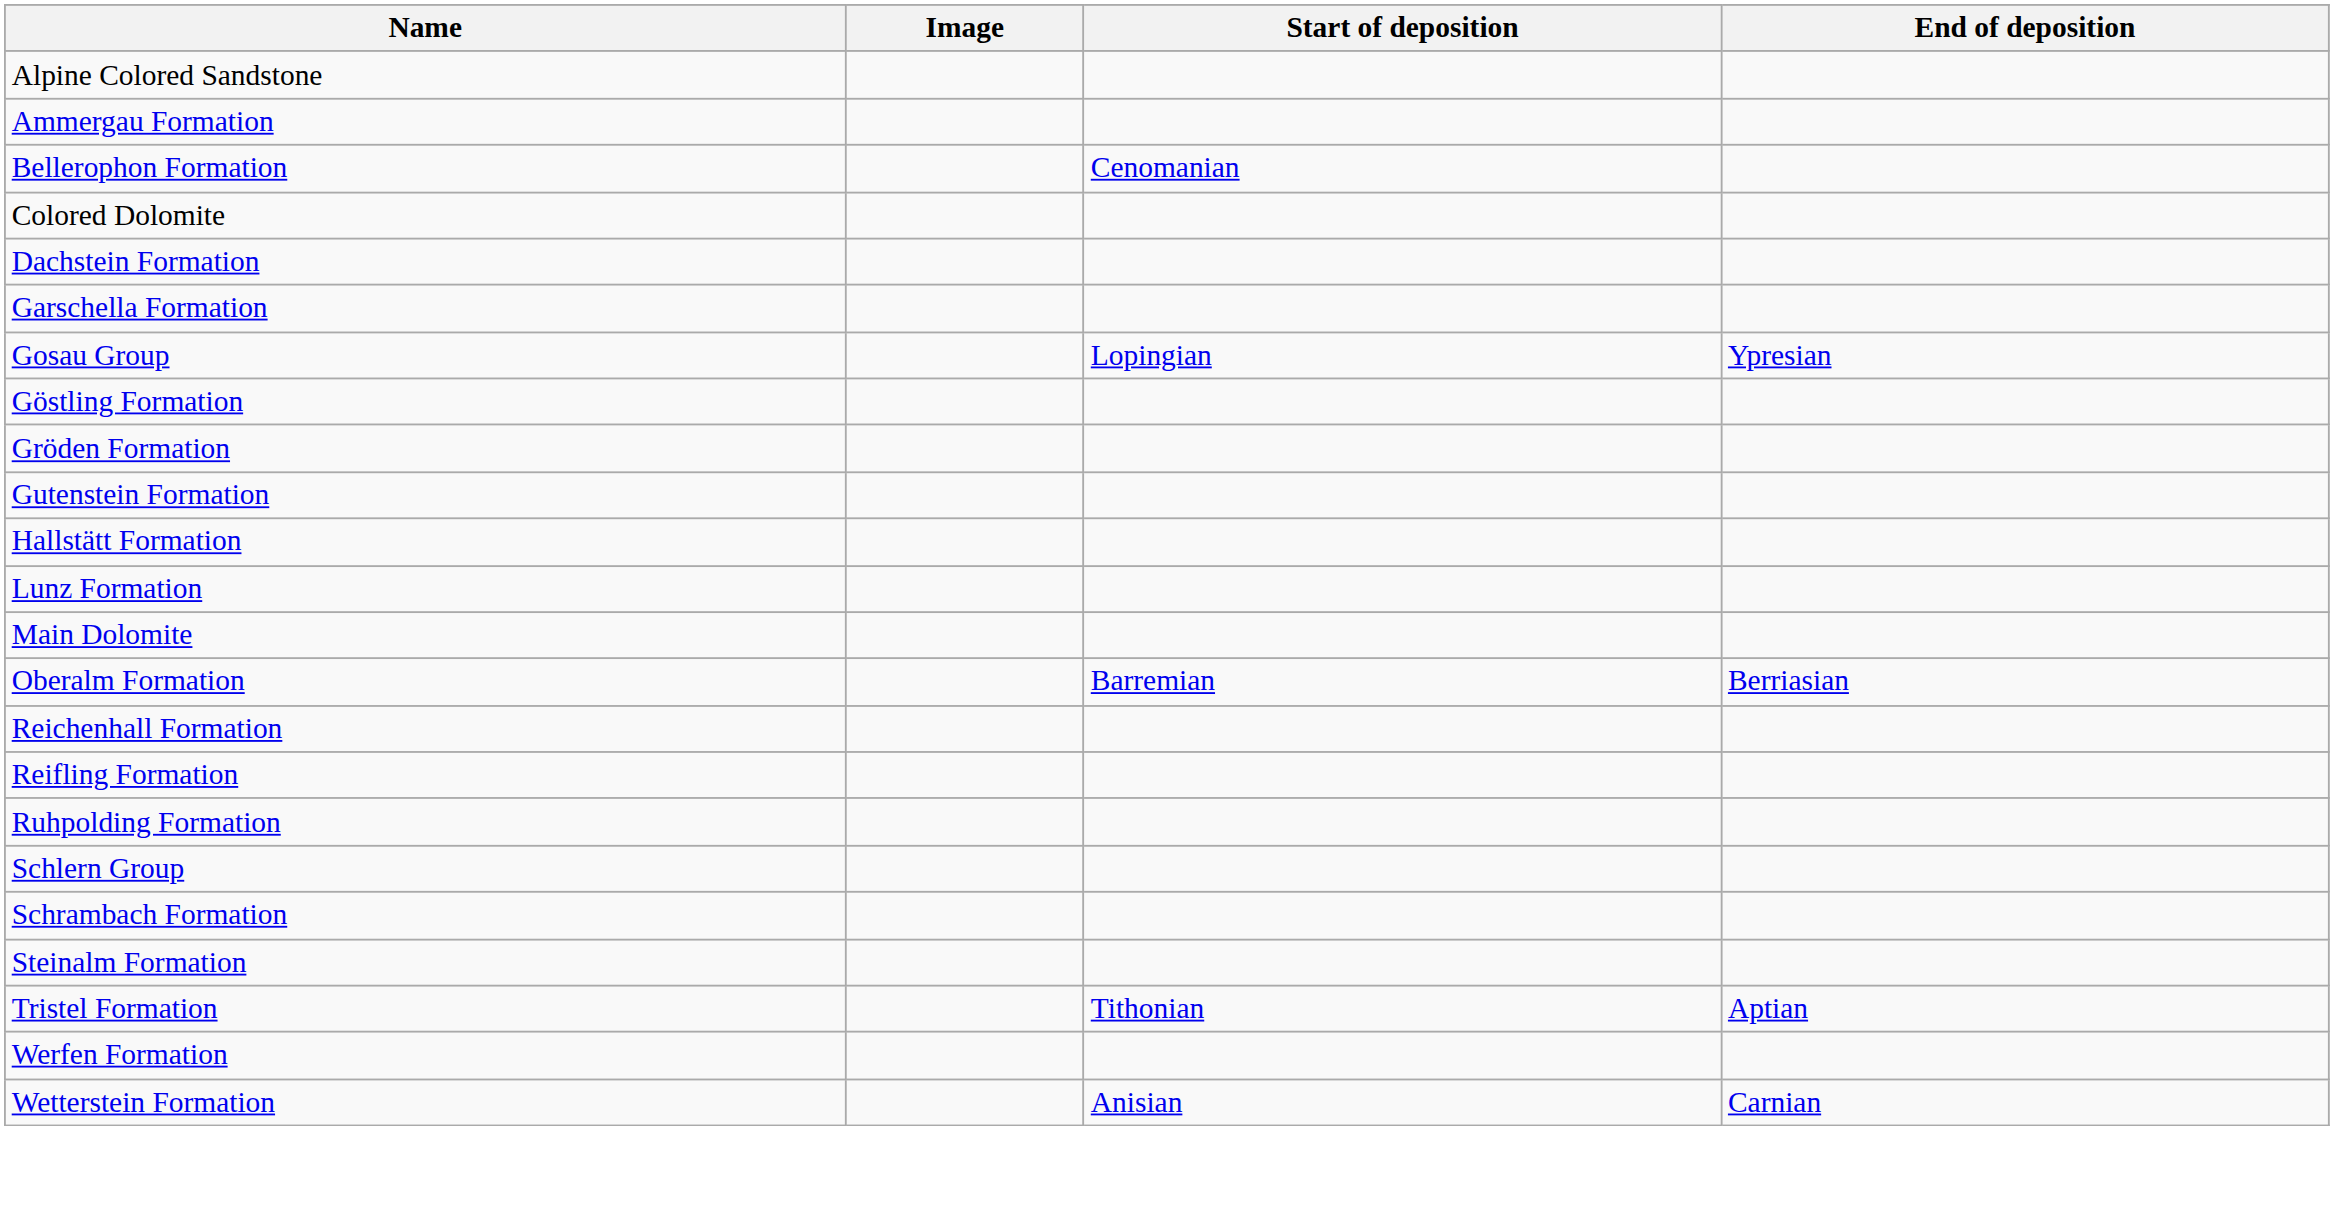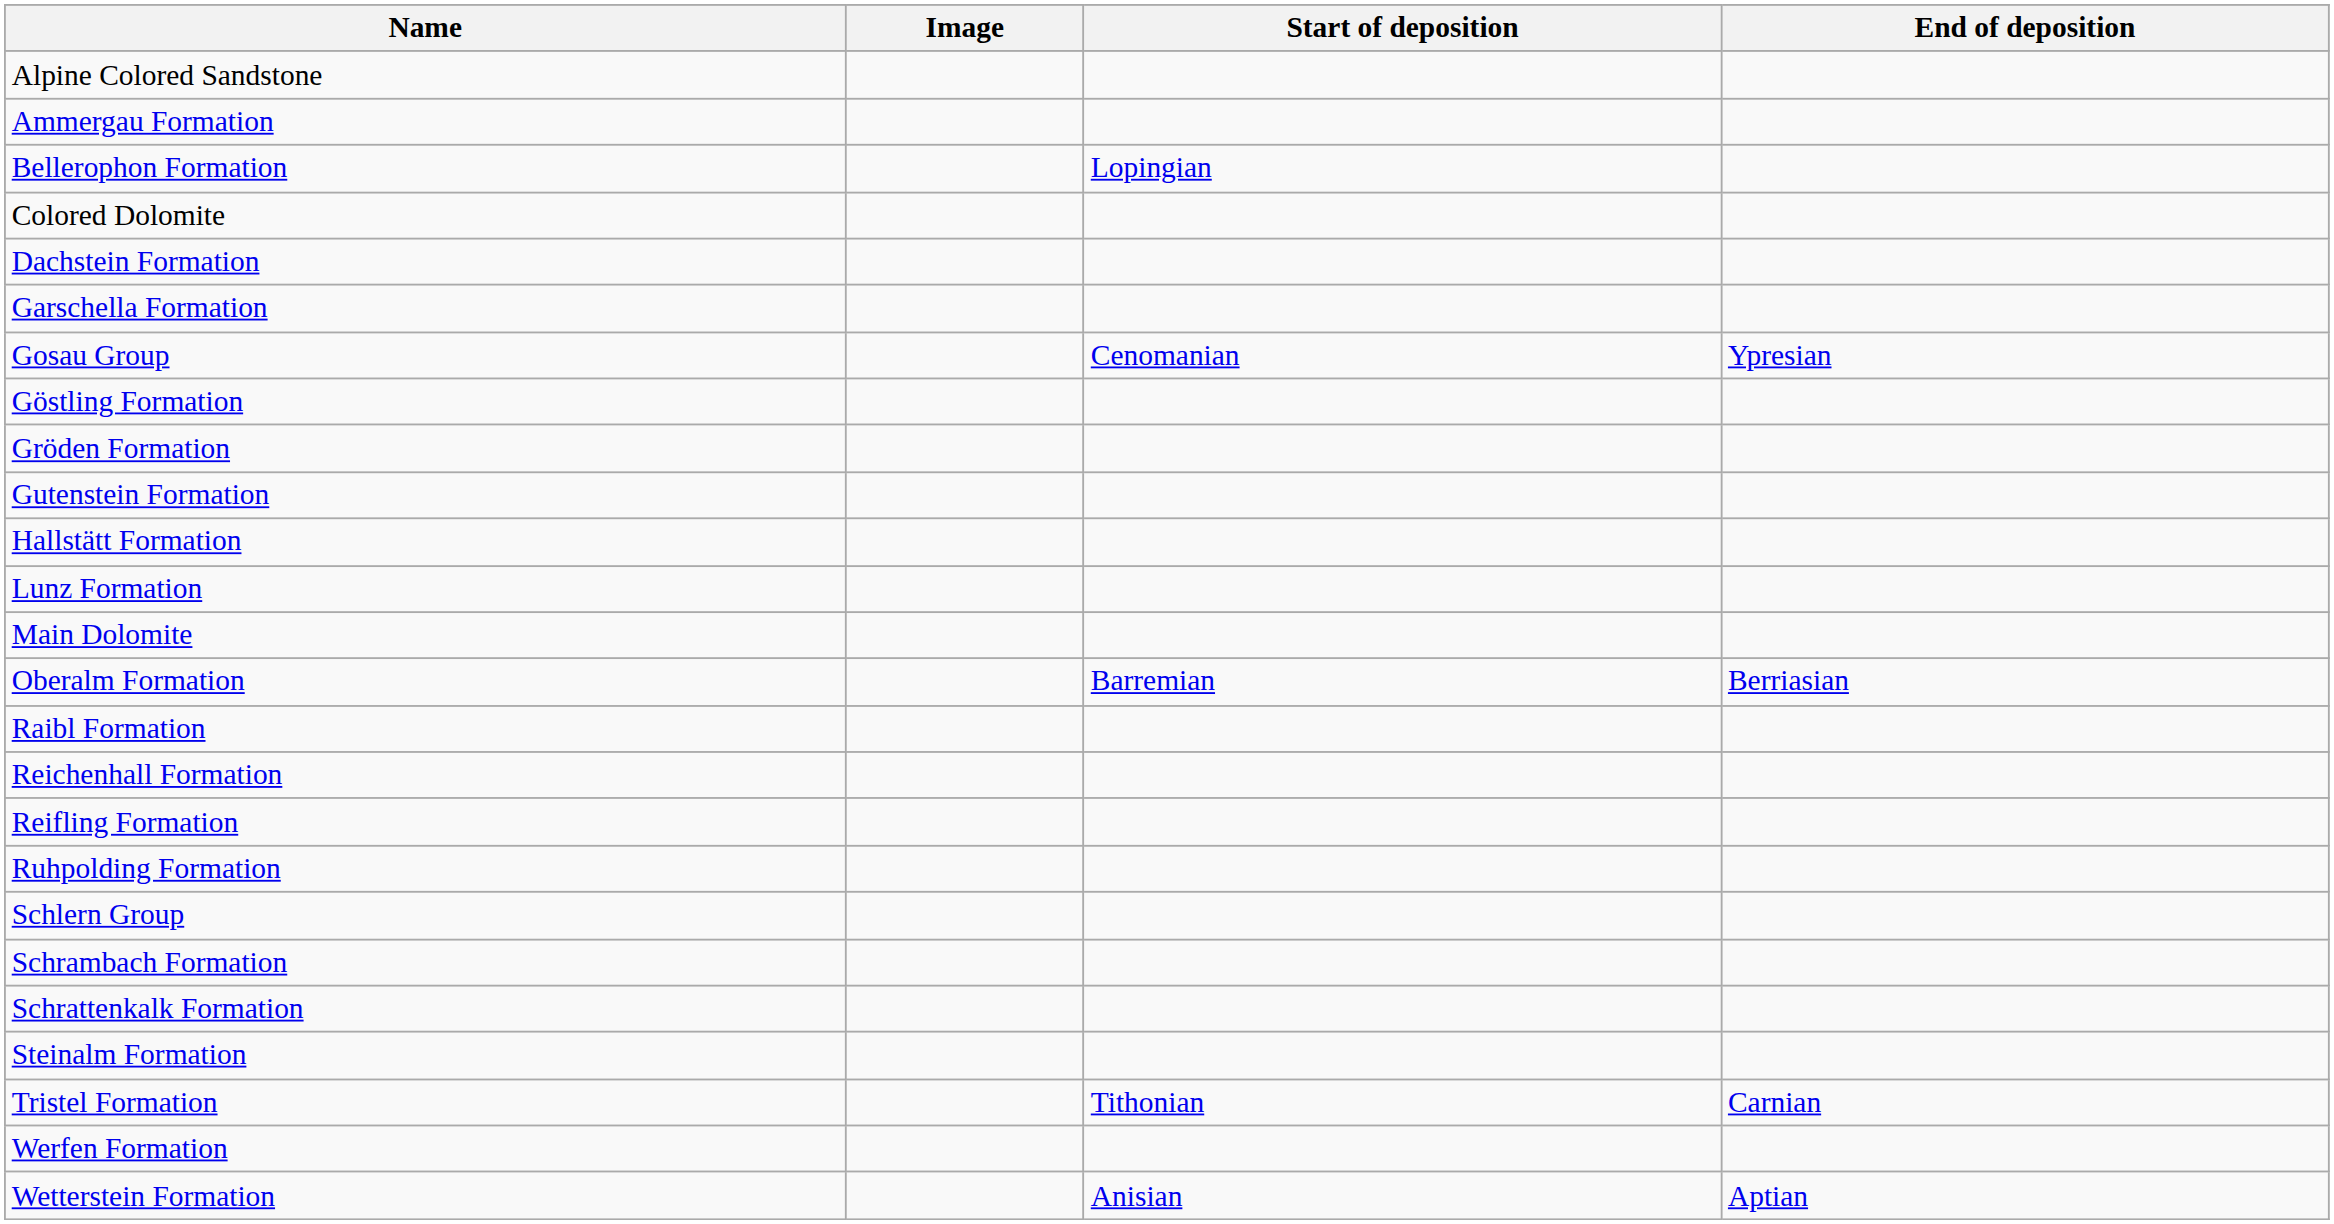(1165, 167) Cenomanian -> (1151, 167) Lopingian
(1151, 354) Lopingian -> (1165, 354) Cenomanian
+ row: (109, 728)
+ row: (158, 1008)
(1768, 1008) Aptian -> (1775, 1101) Carnian
(1775, 1101) Carnian -> (1768, 1195) Aptian
